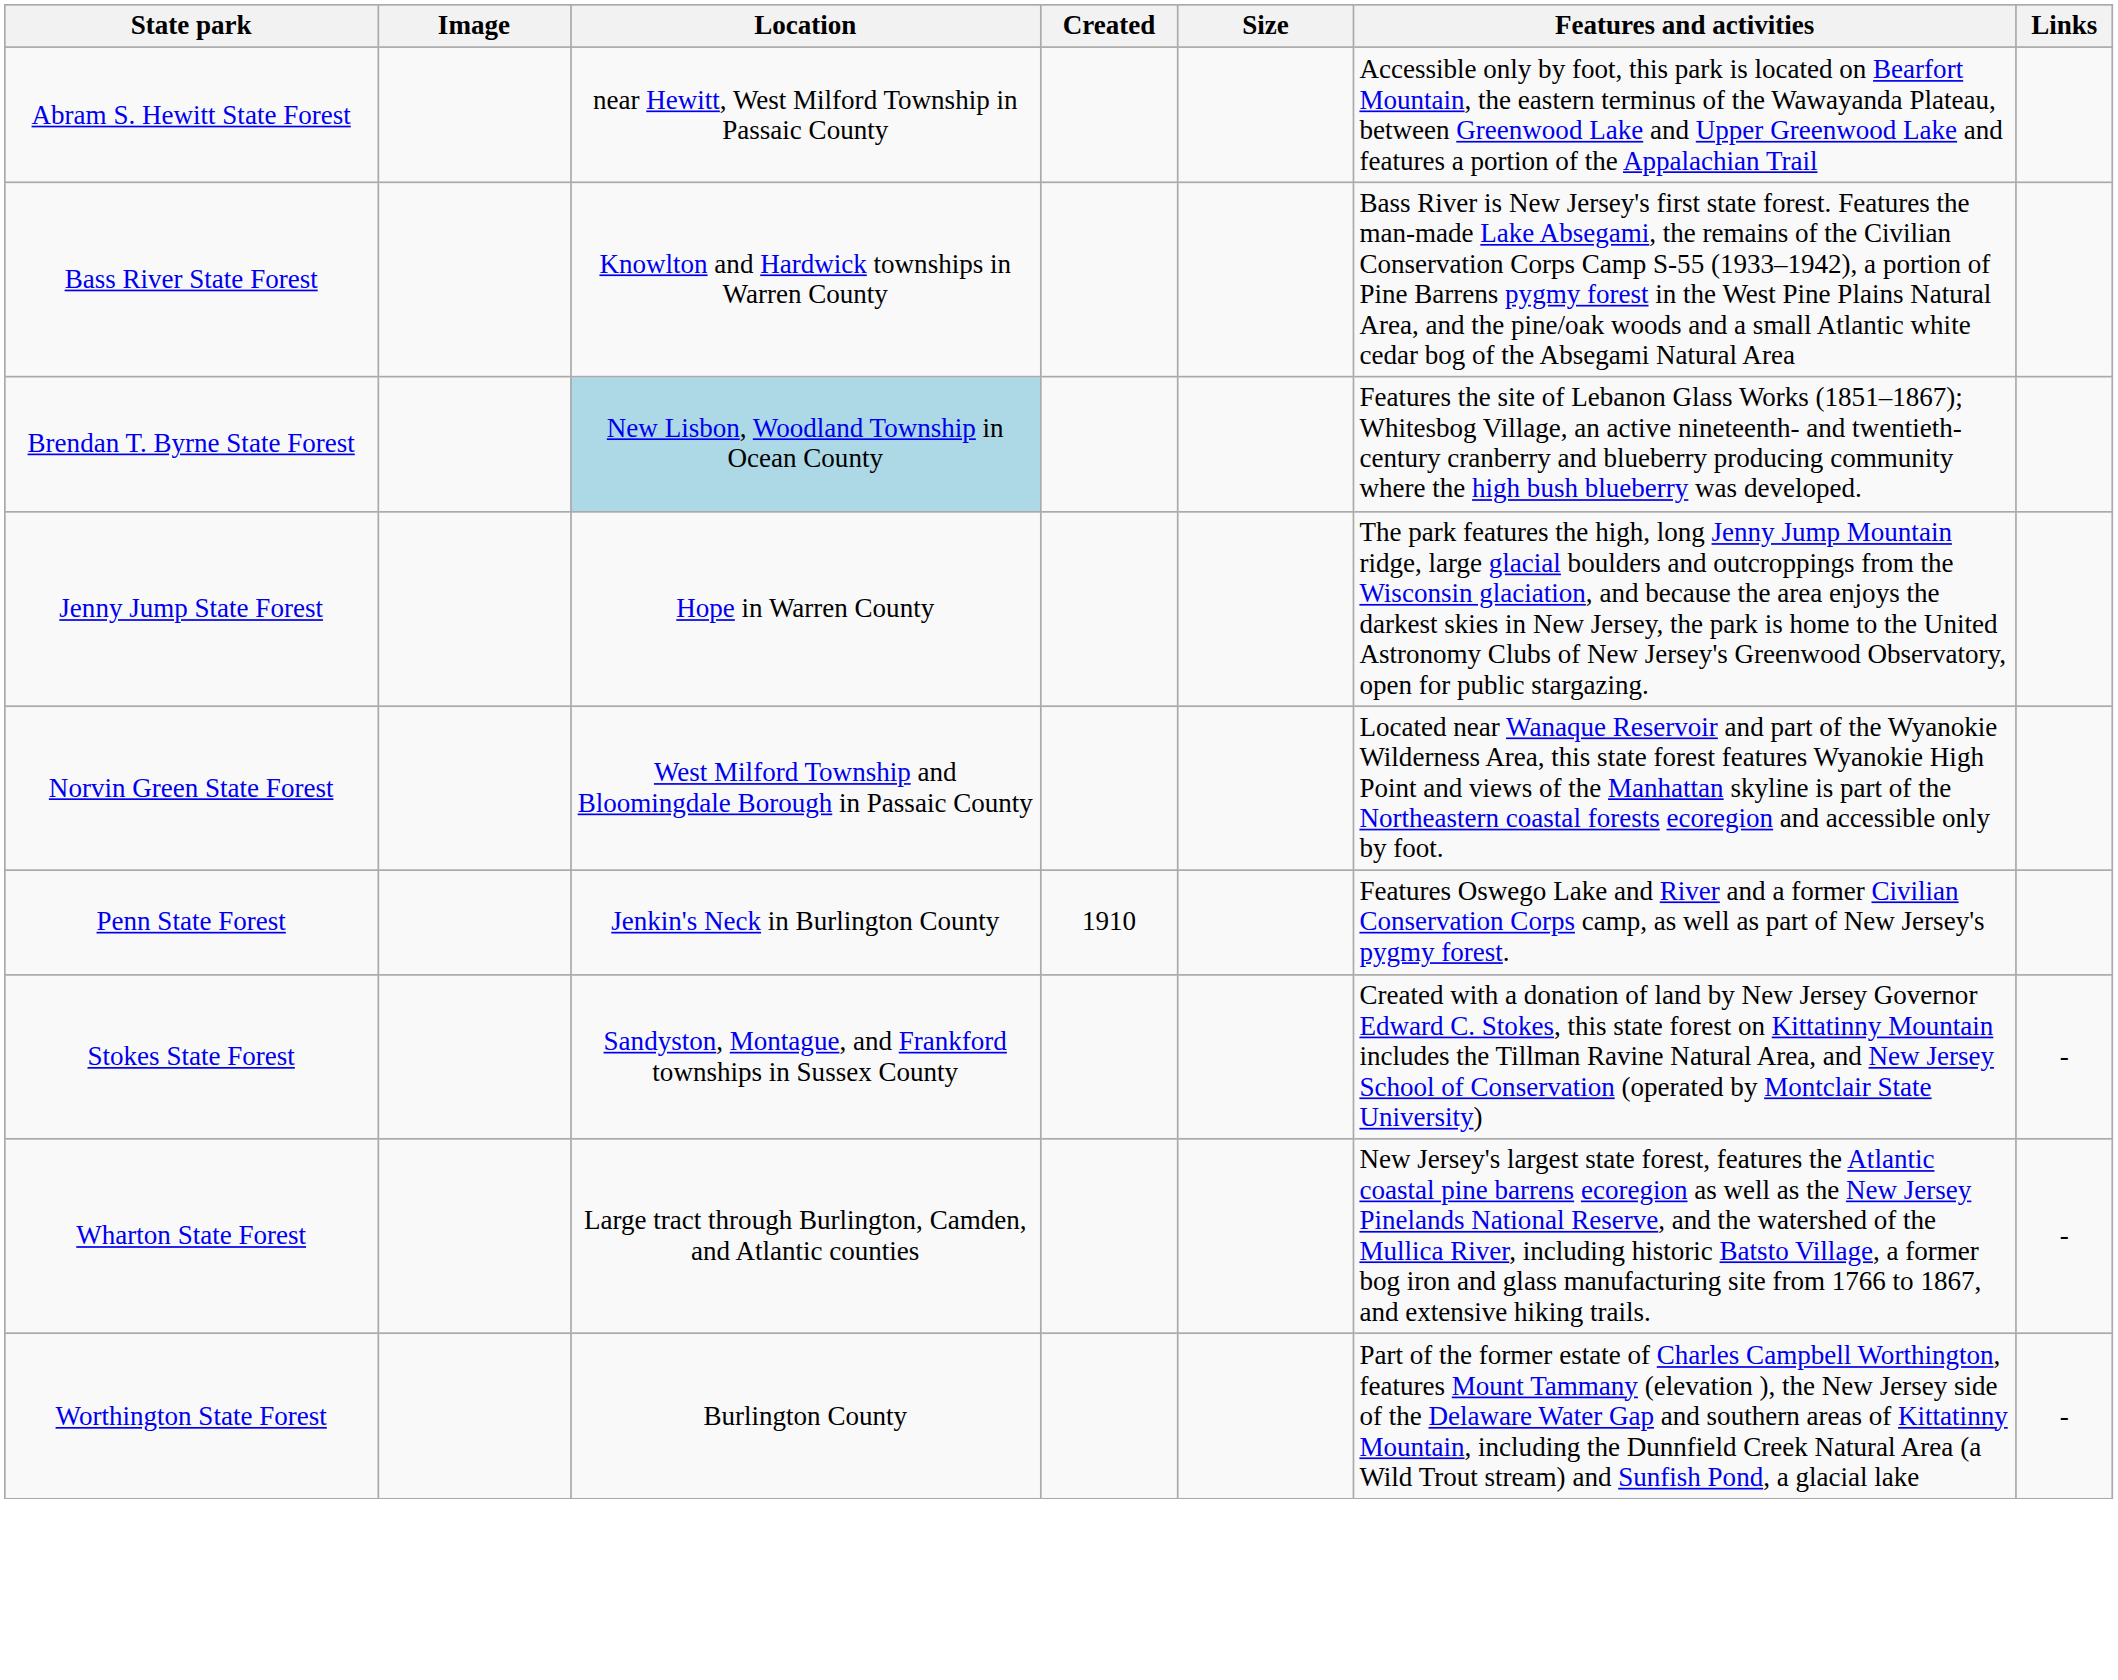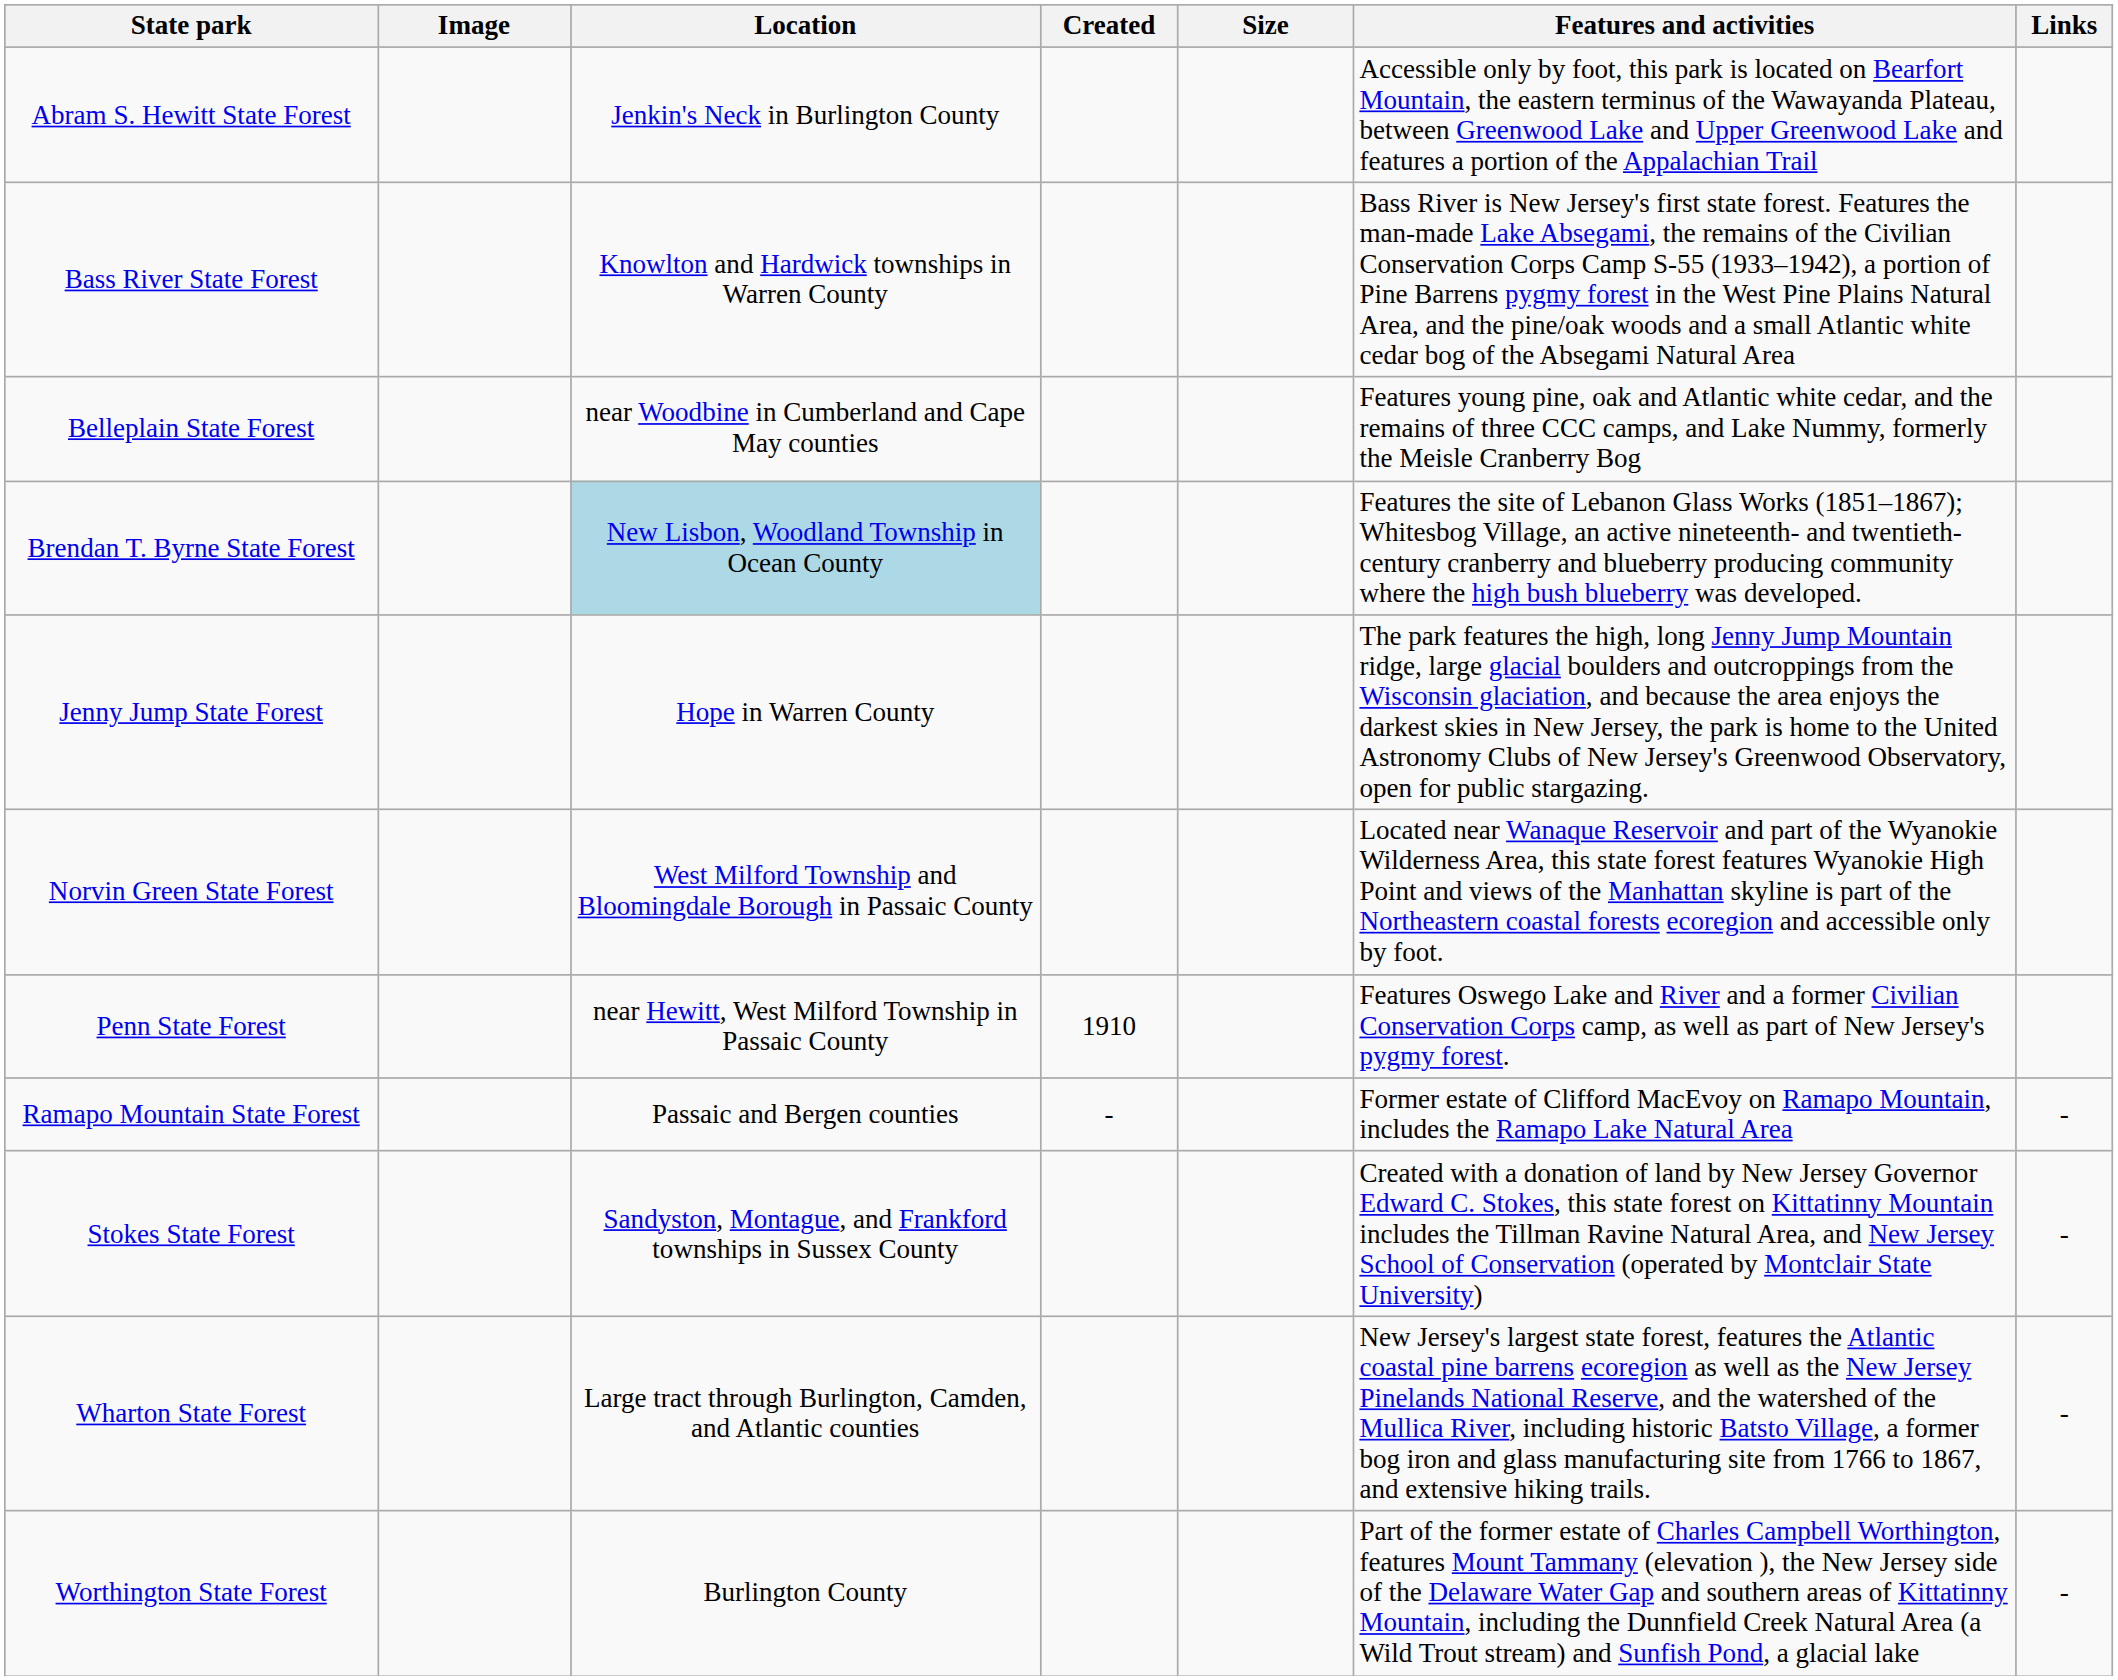(805, 114) near Hewitt, West Milford Township in Passaic County -> (805, 114) Jenkin's Neck in Burlington County
+ row: (191, 428)
(805, 922) Jenkin's Neck in Burlington County -> (805, 1025) near Hewitt, West Milford Township in Passaic County
+ row: (191, 1114)
